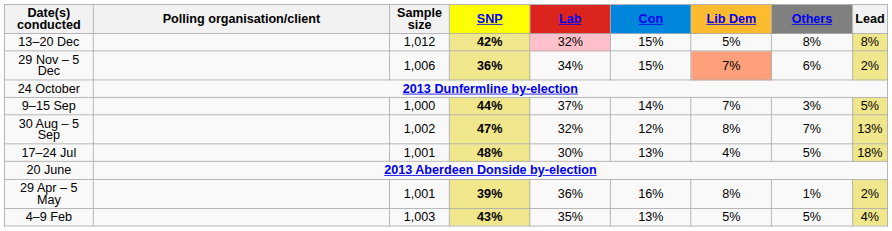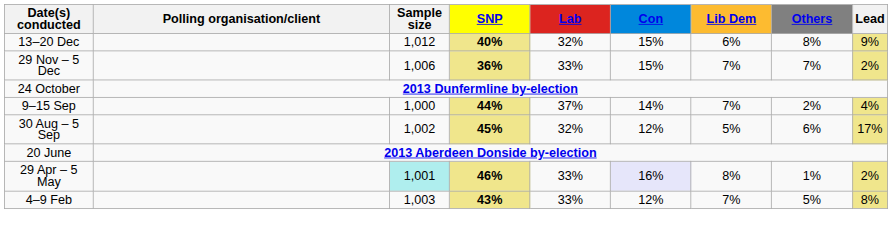(490, 42) 42% -> (490, 42) 40%
(570, 42) pink background -> (570, 42) no background
(731, 42) 5% -> (731, 42) 6%
(870, 42) 8% -> (870, 42) 9%
(570, 65) 34% -> (570, 65) 33%
(731, 65) lightsalmon background -> (731, 65) no background
(812, 65) 6% -> (812, 65) 7%
(812, 106) 3% -> (812, 106) 2%
(870, 106) 5% -> (870, 106) 4%
(490, 129) 47% -> (490, 129) 45%
(731, 129) 8% -> (731, 129) 5%
(812, 129) 7% -> (812, 129) 6%
(870, 129) 13% -> (870, 129) 17%
- row: (49, 153)
(420, 193) no background -> (420, 176) paleturquoise background
(490, 193) 39% -> (490, 176) 46%
(570, 193) 36% -> (570, 176) 33%
(651, 193) no background -> (651, 176) lavender background
(570, 217) 35% -> (570, 199) 33%
(651, 217) 13% -> (651, 199) 12%
(731, 217) 5% -> (731, 199) 7%
(870, 217) 4% -> (870, 199) 8%
